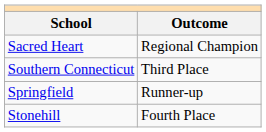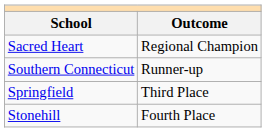(175, 69) Third Place -> (172, 69) Runner-up
(172, 92) Runner-up -> (175, 92) Third Place
